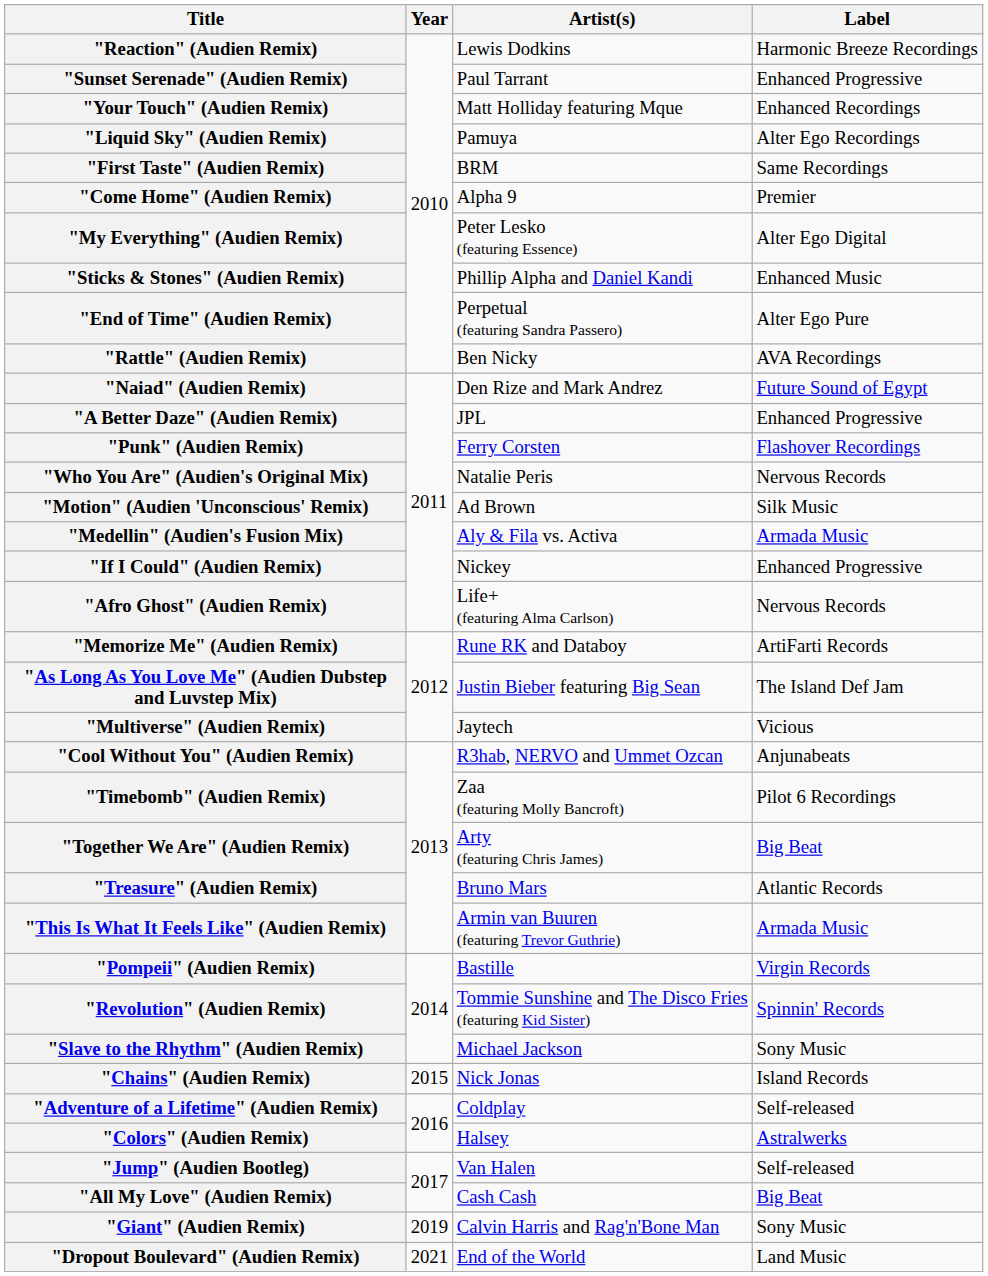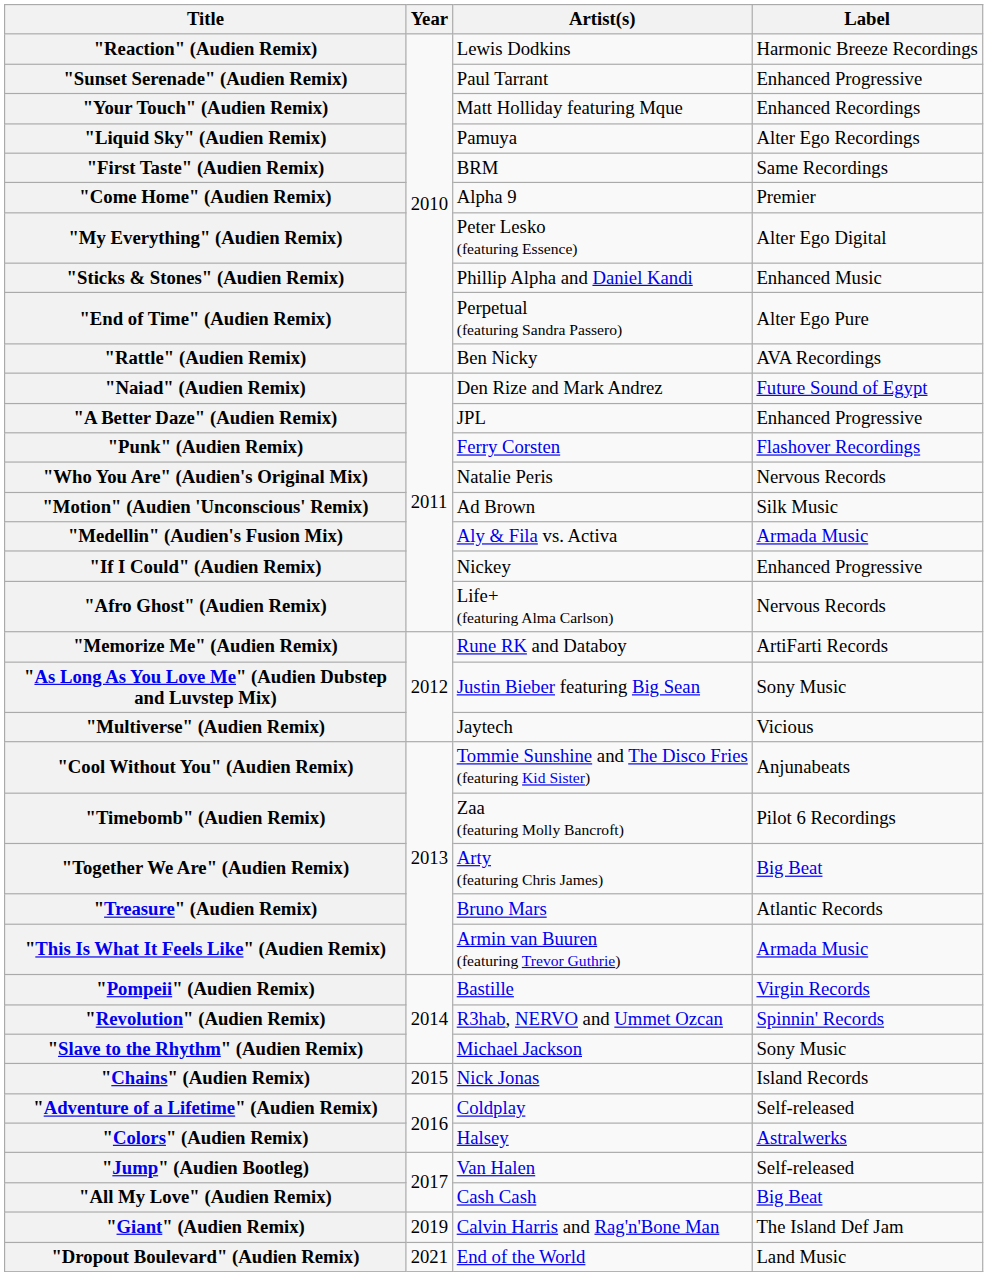(830, 686) The Island Def Jam -> (801, 686) Sony Music
(590, 756) R3hab, NERVO and Ummet Ozcan -> (602, 767) Tommie Sunshine and The Disco Fries (featuring Kid Sister)
(602, 1008) Tommie Sunshine and The Disco Fries (featuring Kid Sister) -> (590, 1019) R3hab, NERVO and Ummet Ozcan
(801, 1226) Sony Music -> (830, 1226) The Island Def Jam
